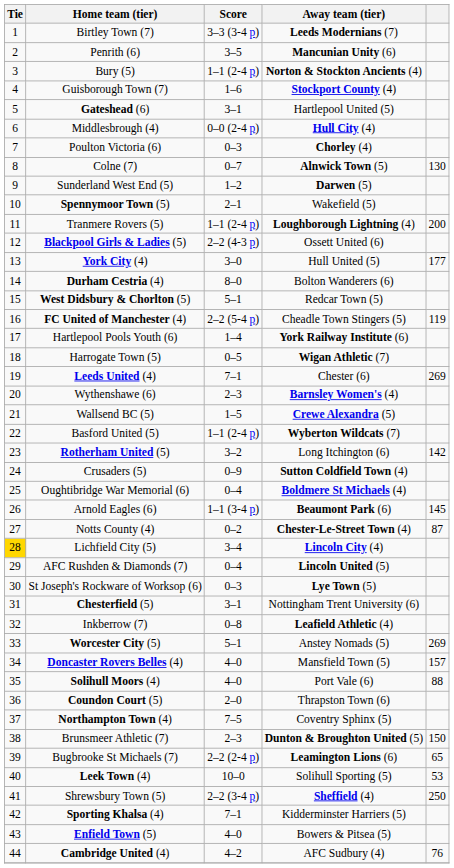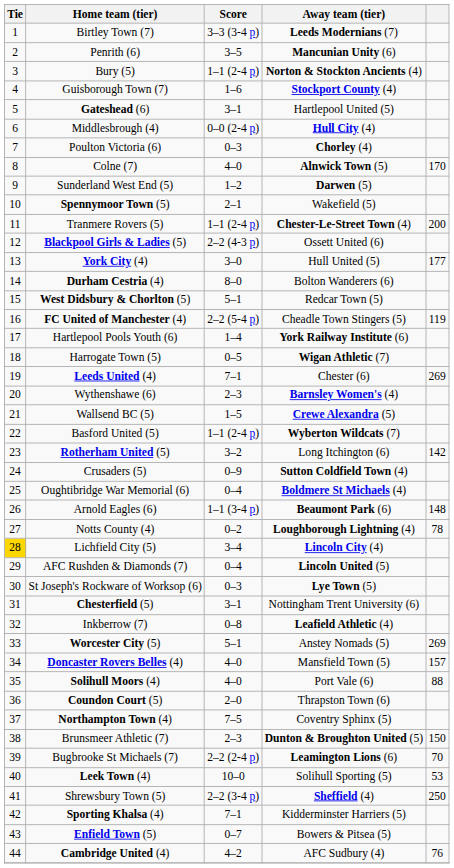(233, 166) 0–7 -> (233, 166) 4–0
(437, 166) 130 -> (437, 166) 170
(344, 223) Loughborough Lightning (4) -> (344, 223) Chester-Le-Street Town (4)
(437, 509) 145 -> (437, 509) 148
(344, 528) Chester-Le-Street Town (4) -> (344, 528) Loughborough Lightning (4)
(437, 528) 87 -> (437, 528) 78
(437, 757) 65 -> (437, 757) 70
(233, 833) 4–0 -> (233, 833) 0–7
